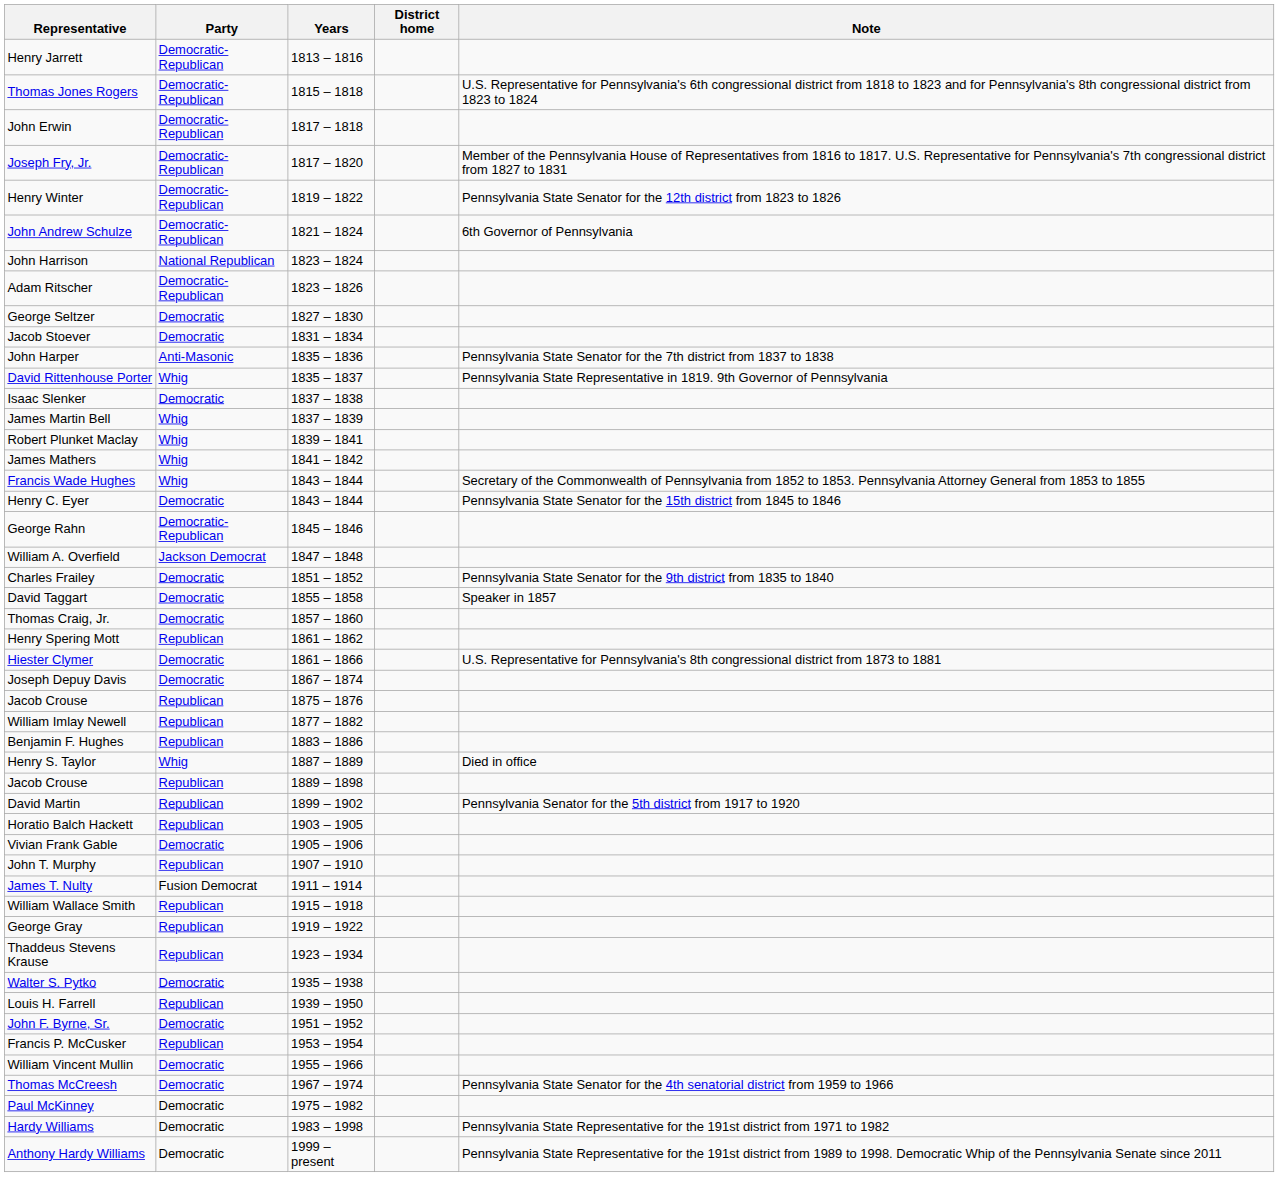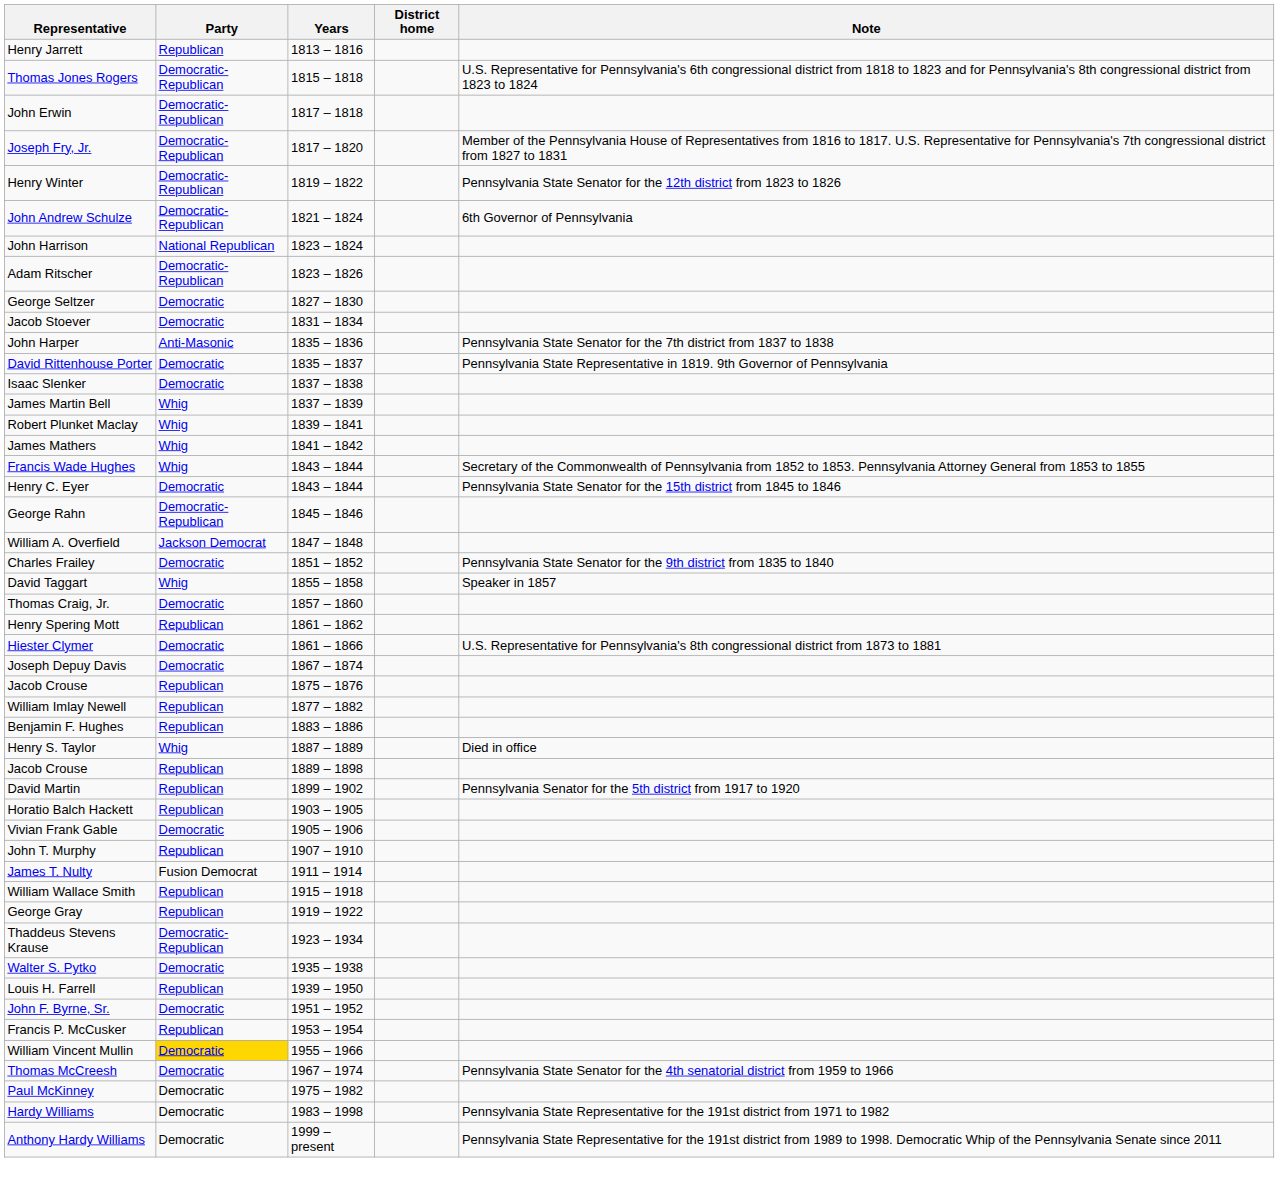(193, 57) Democratic-Republican -> (191, 49) Republican
(173, 378) Whig -> (191, 363) Democratic
(191, 598) Democratic -> (173, 583) Whig
(191, 954) Republican -> (193, 940) Democratic-Republican
(191, 1064) no background -> (191, 1050) gold background
